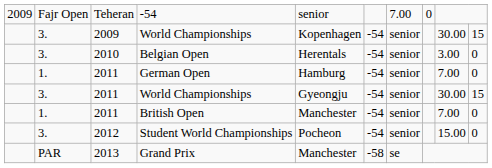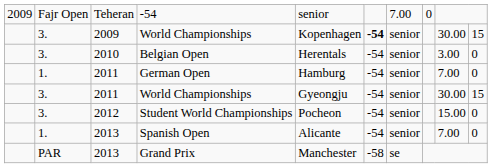(375, 34) normal -> (375, 34) bold
- row: (106, 113)
+ row: (106, 133)
